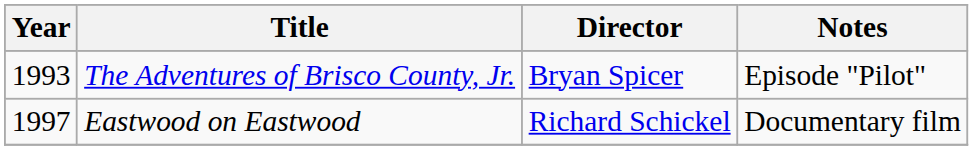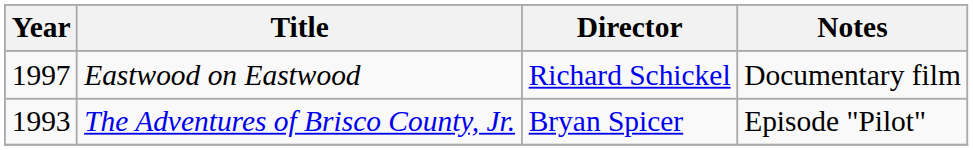rows swapped: (300, 74) <-> (222, 121)
